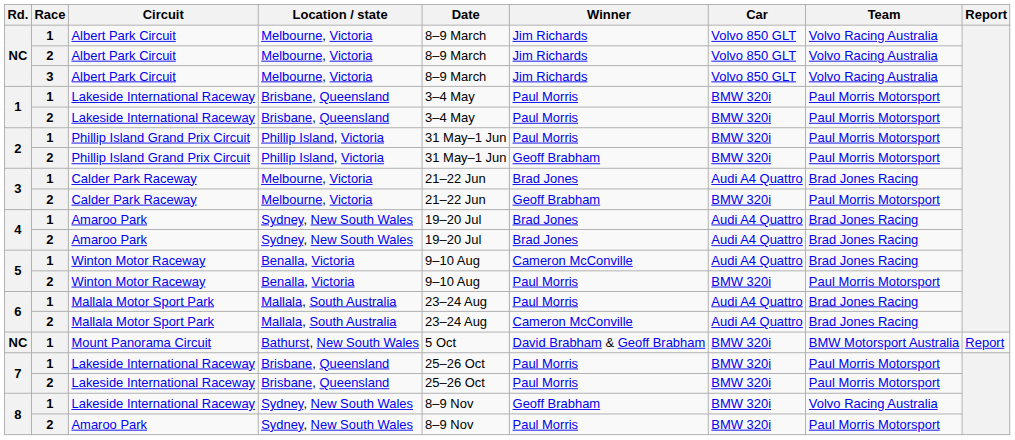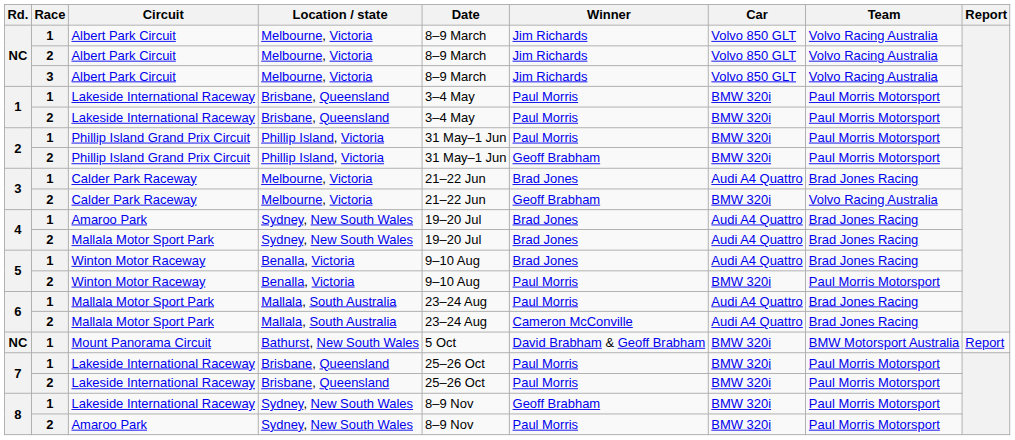(874, 199) Paul Morris Motorsport -> (873, 199) Volvo Racing Australia
(109, 240) Amaroo Park -> (143, 240) Mallala Motor Sport Park
(573, 261) Cameron McConville -> (545, 261) Brad Jones
(873, 404) Volvo Racing Australia -> (874, 404) Paul Morris Motorsport
